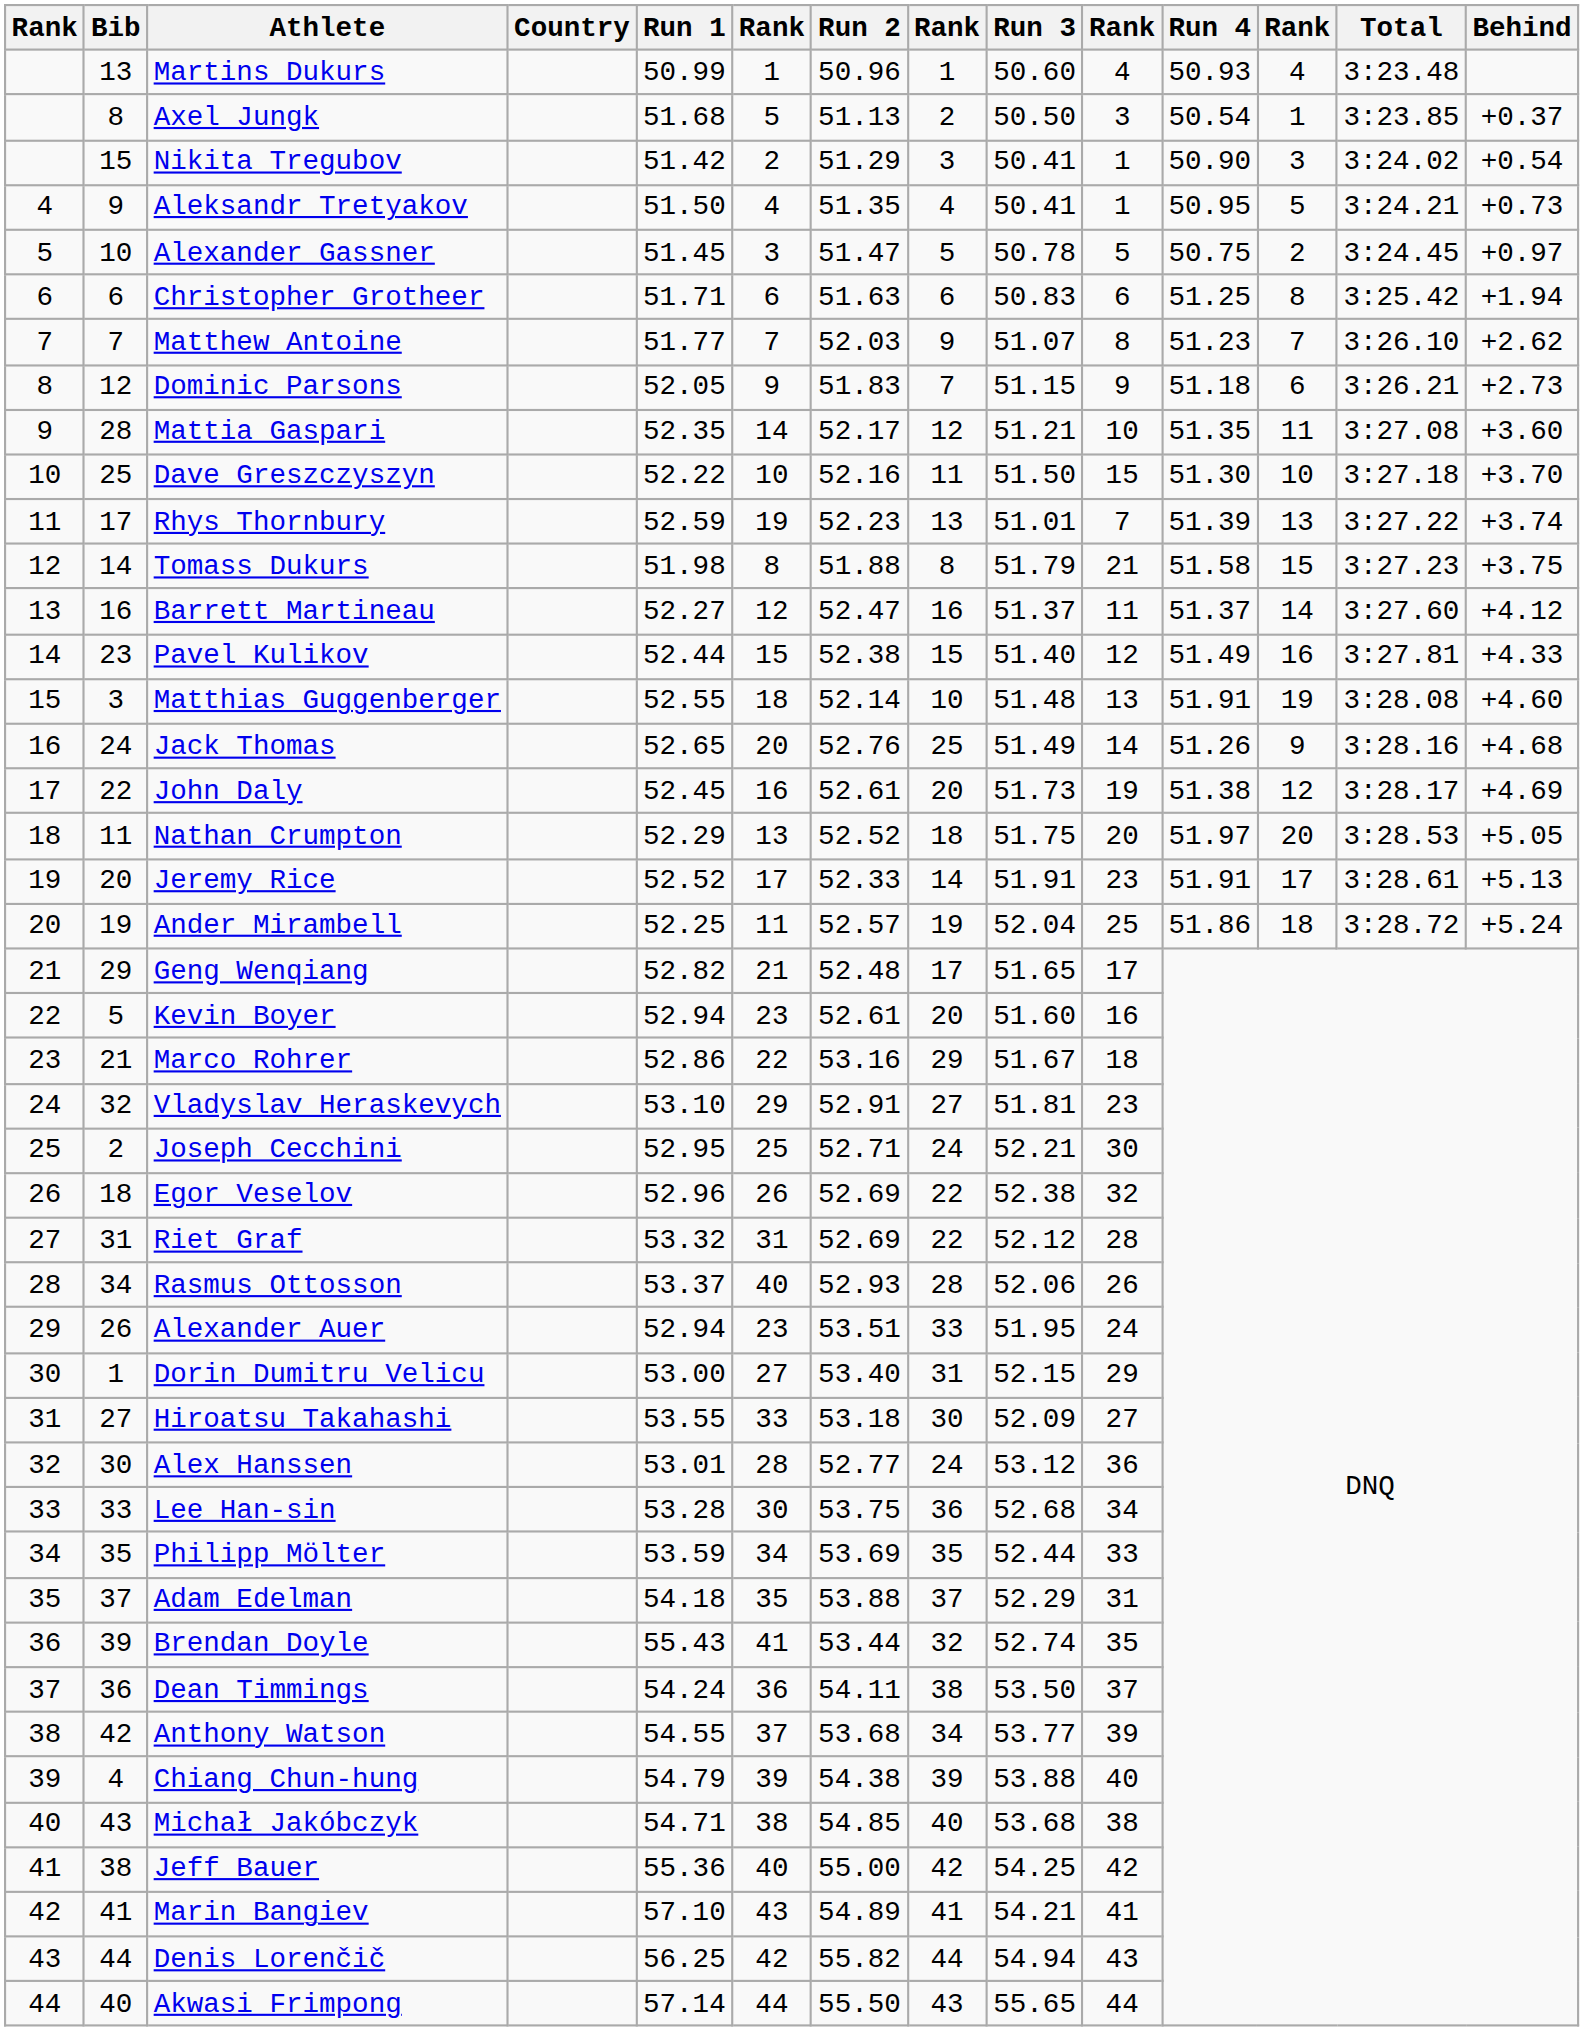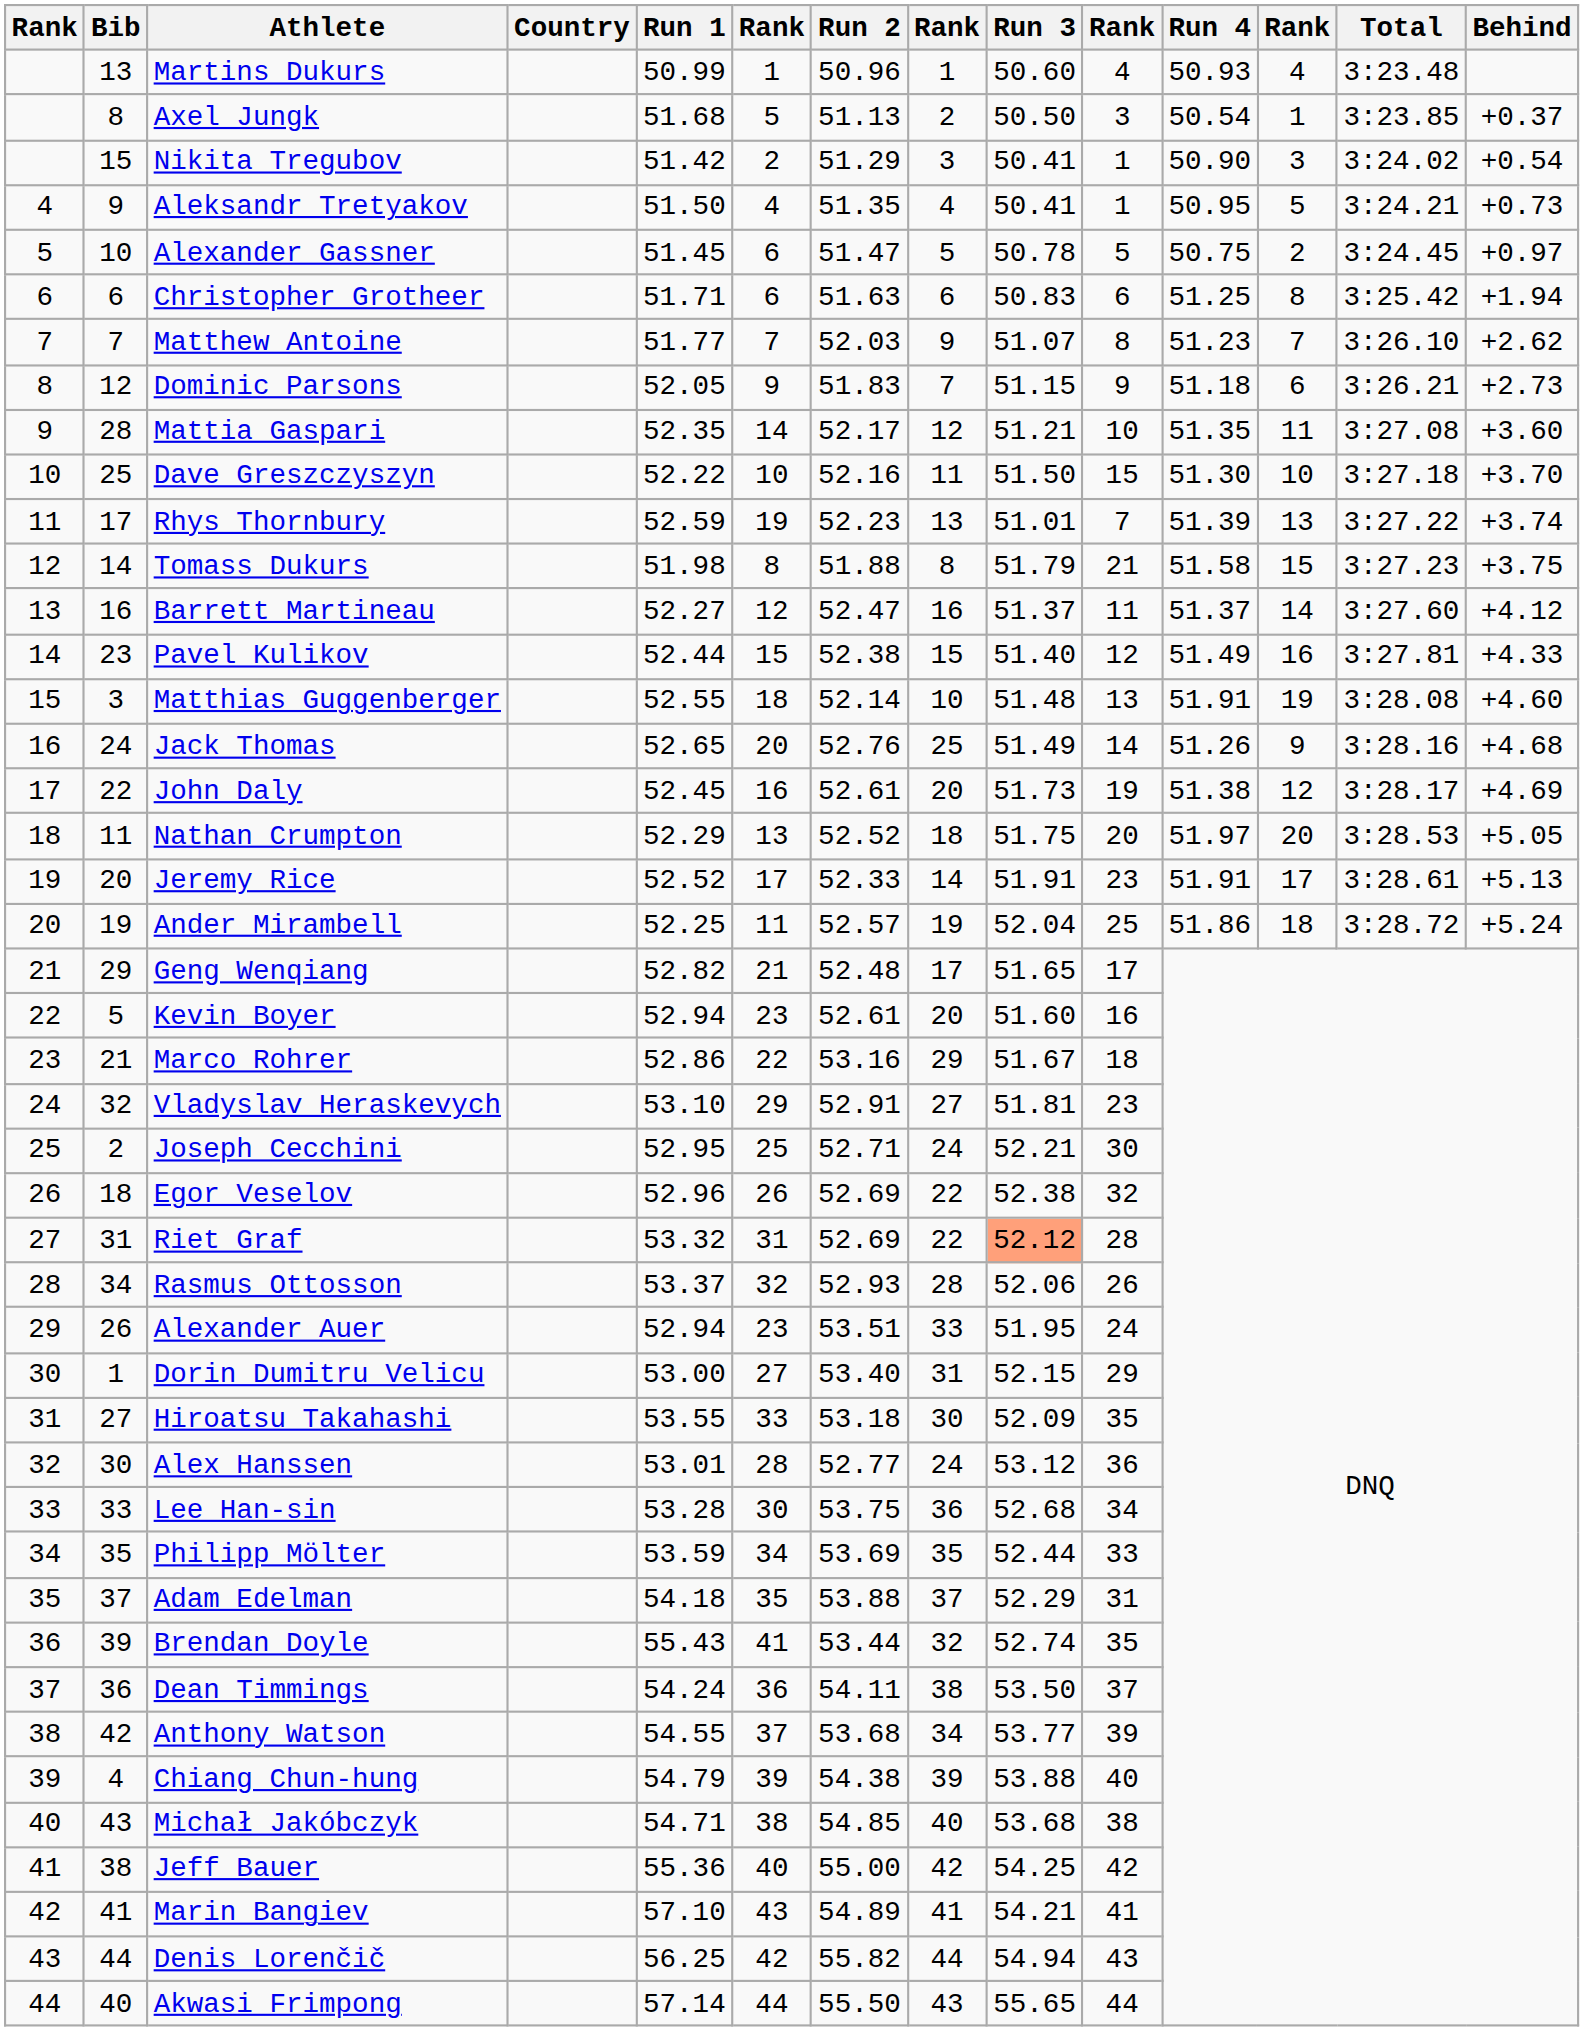(772, 252) 3 -> (772, 252) 6
(1035, 1240) no background -> (1035, 1240) lightsalmon background
(772, 1285) 40 -> (772, 1285) 32
(1122, 1420) 27 -> (1122, 1420) 35
